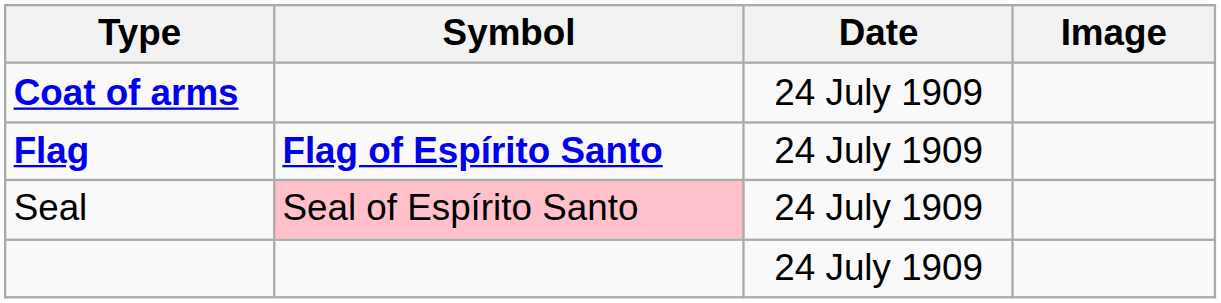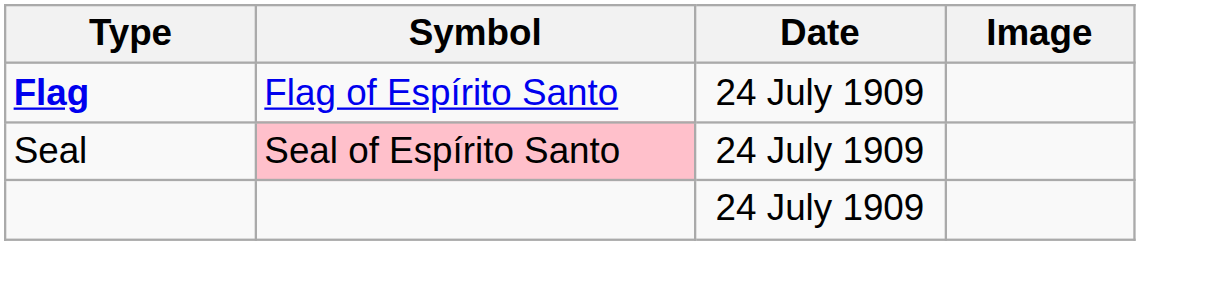- row: (126, 92)
(473, 150) bold -> (441, 92) normal
